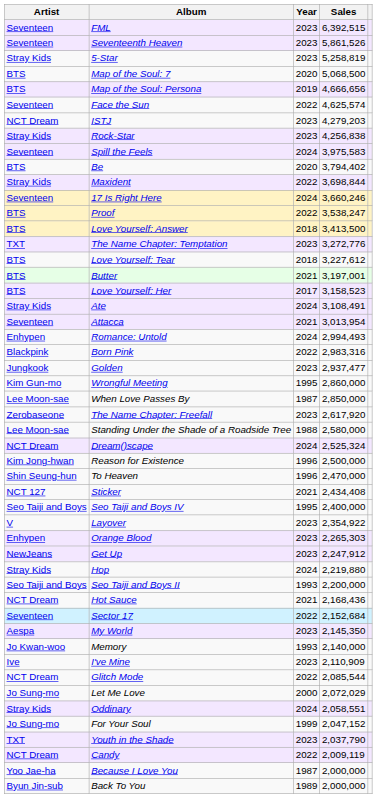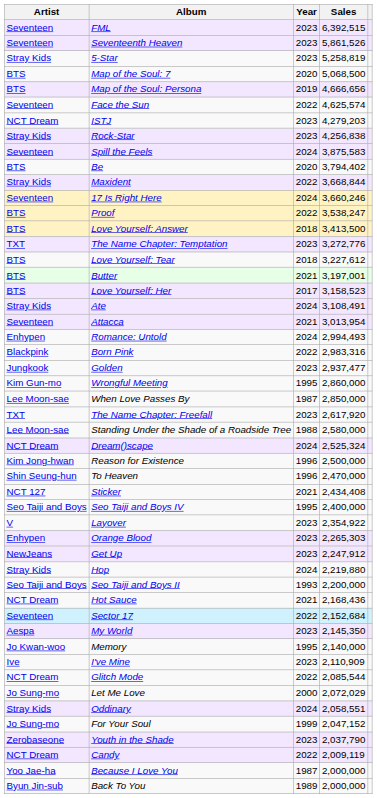(344, 151) 3,975,583 -> (344, 151) 3,875,583
(344, 182) 3,698,844 -> (344, 182) 3,668,844
(35, 414) Zerobaseone -> (16, 414) TXT
(307, 646) 1993 -> (307, 646) 1995
(16, 739) TXT -> (35, 739) Zerobaseone
